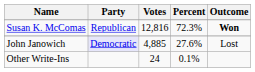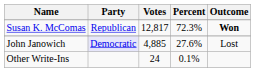(155, 28) 12,816 -> (155, 28) 12,817
